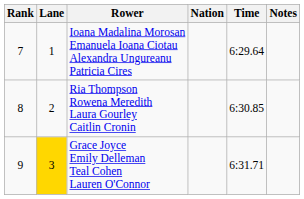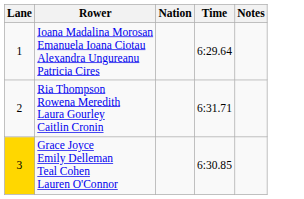- column: (20, 13)
(247, 108) 6:30.85 -> (214, 108) 6:31.71
(247, 165) 6:31.71 -> (214, 165) 6:30.85
